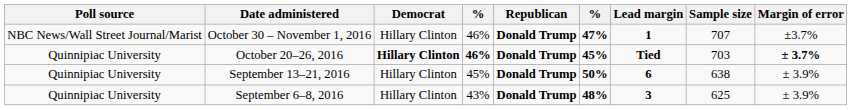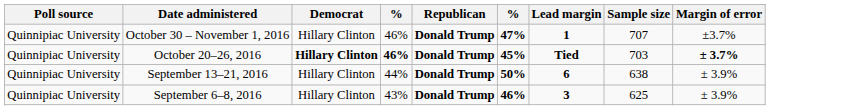(105, 34) NBC News/Wall Street Journal/Marist -> (64, 34) Quinnipiac University
(478, 74) 45% -> (396, 74) 44%
(595, 94) 48% -> (513, 94) 46%
